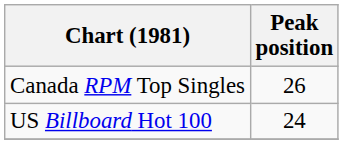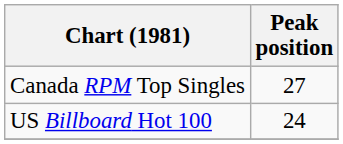(294, 84) 26 -> (294, 84) 27
